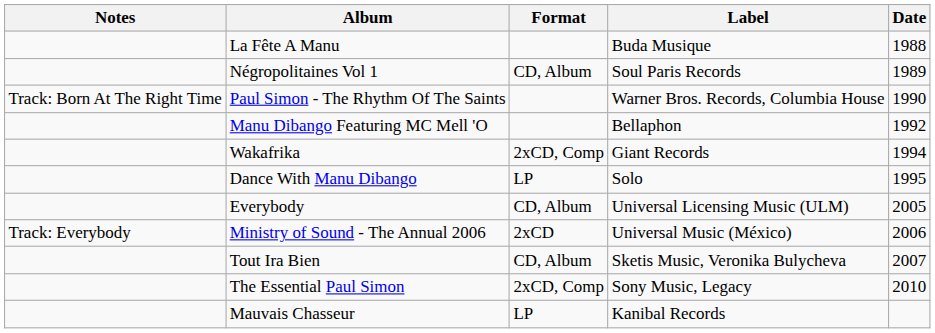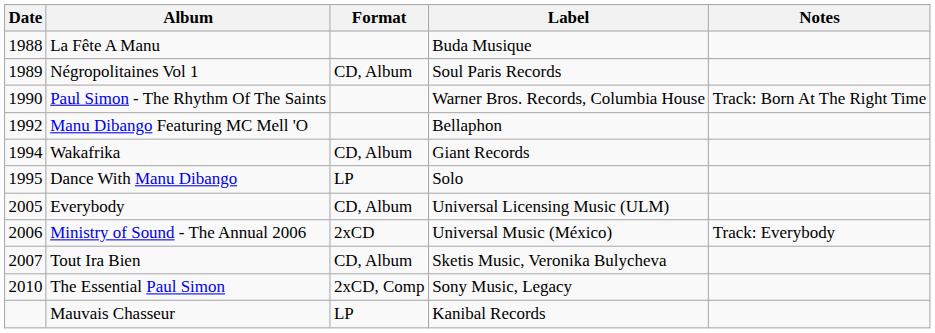columns swapped: (909, 17) <-> (115, 17)
(559, 152) 2xCD, Comp -> (373, 152) CD, Album
